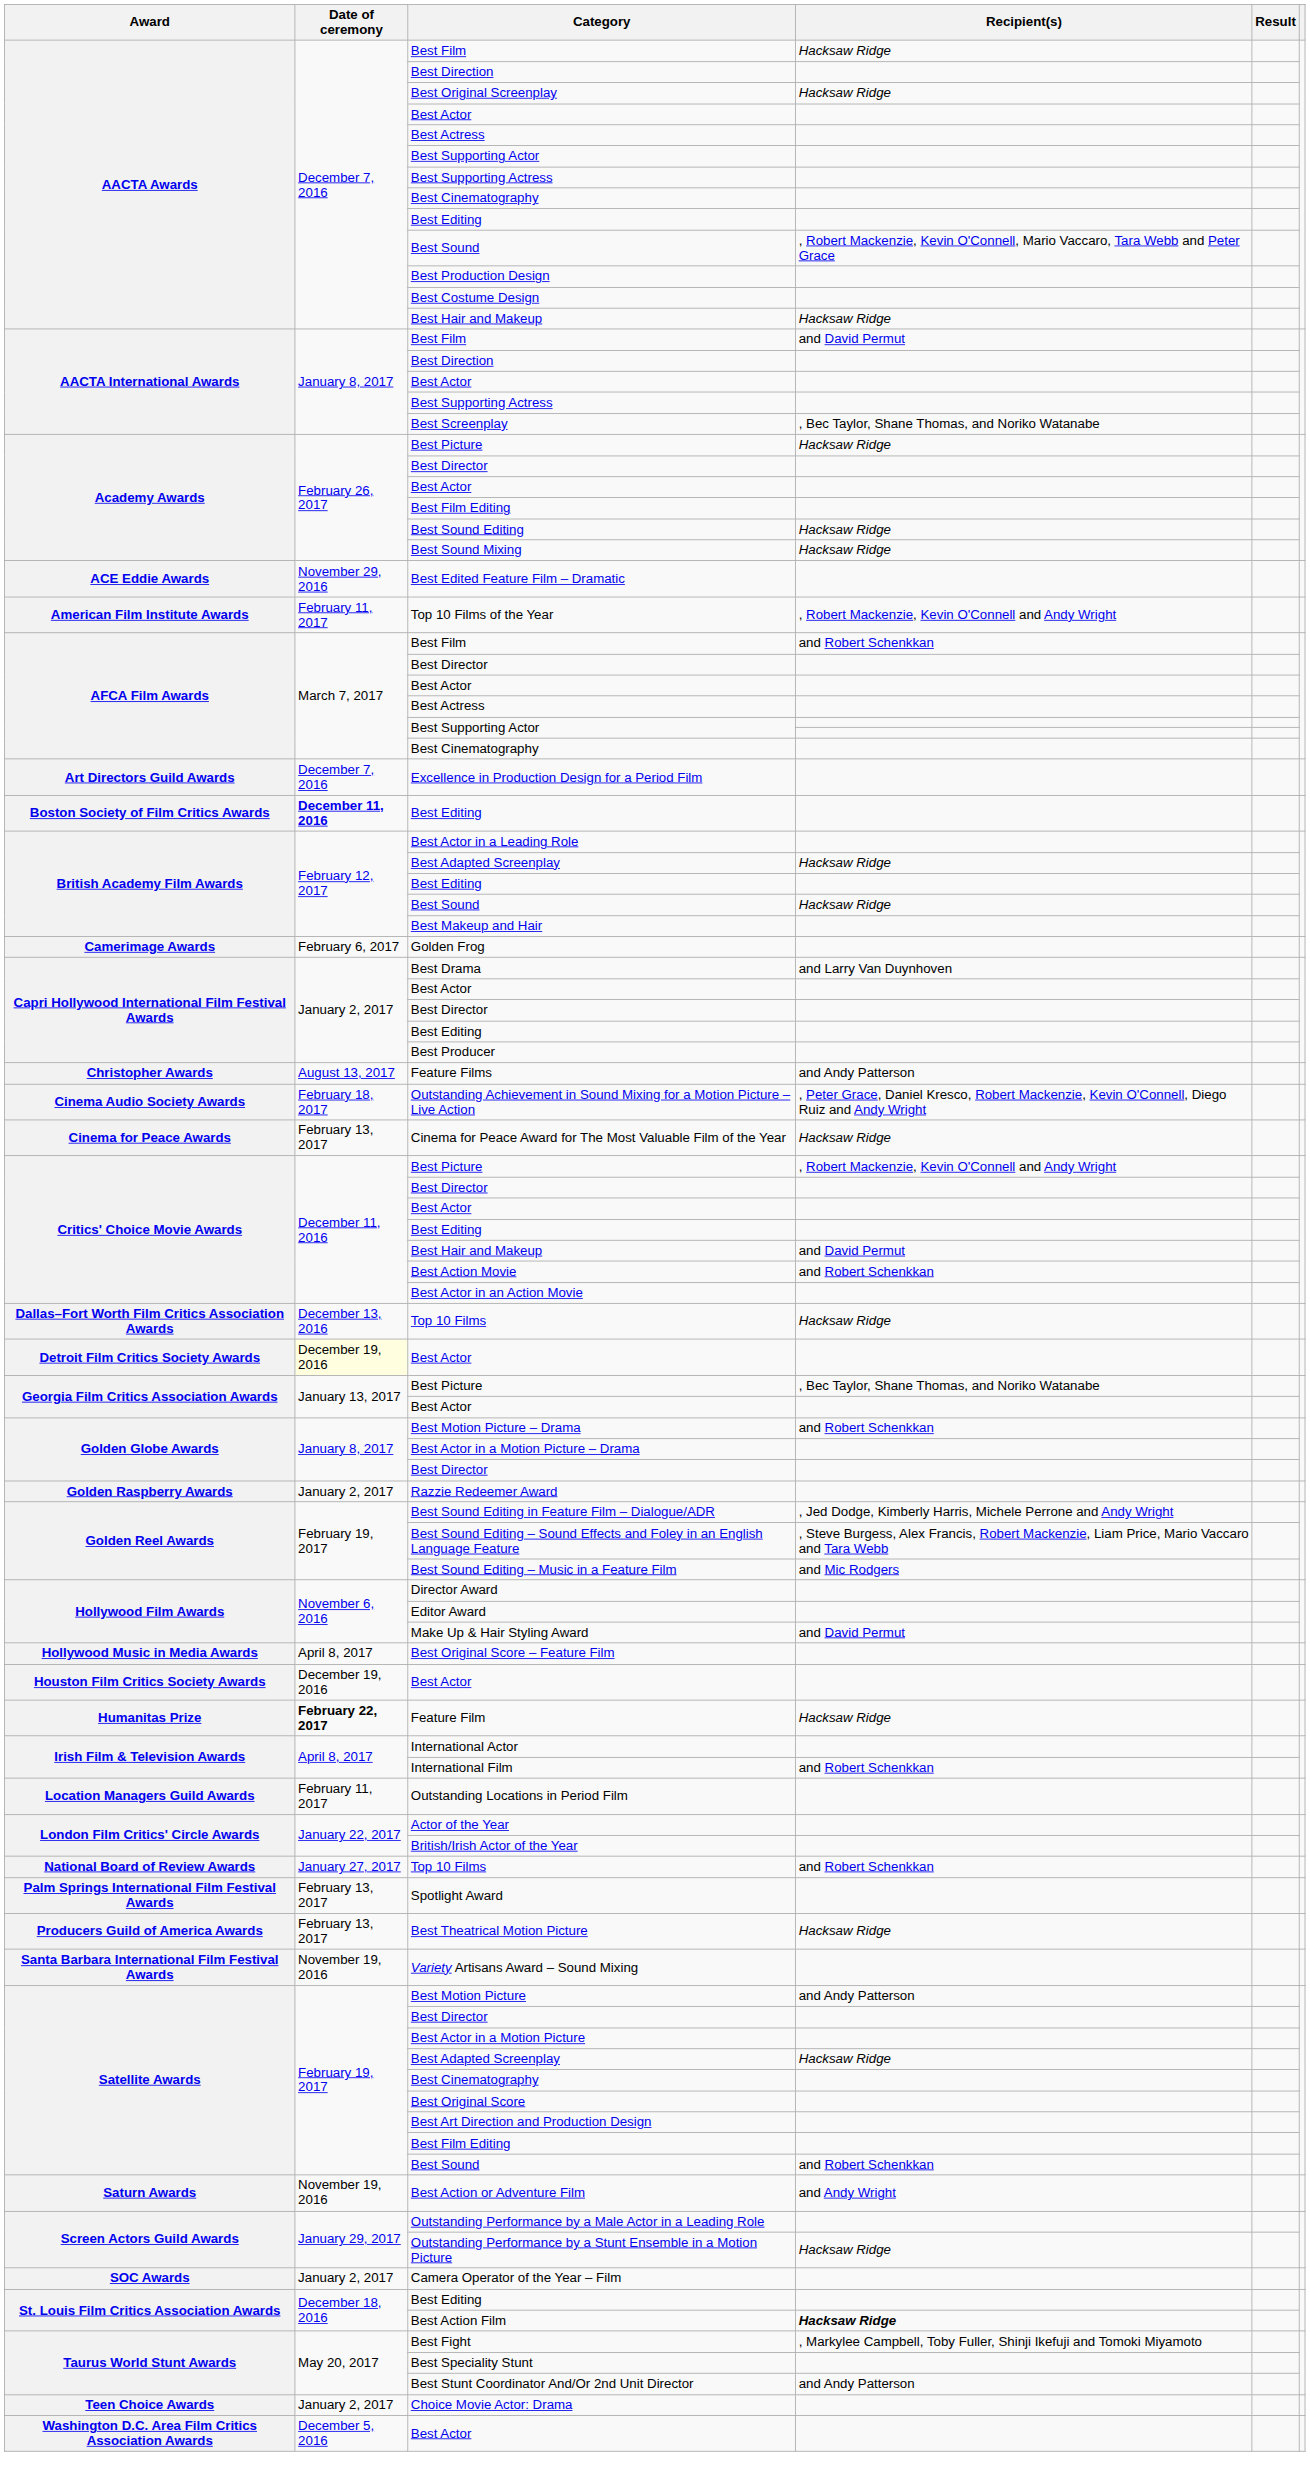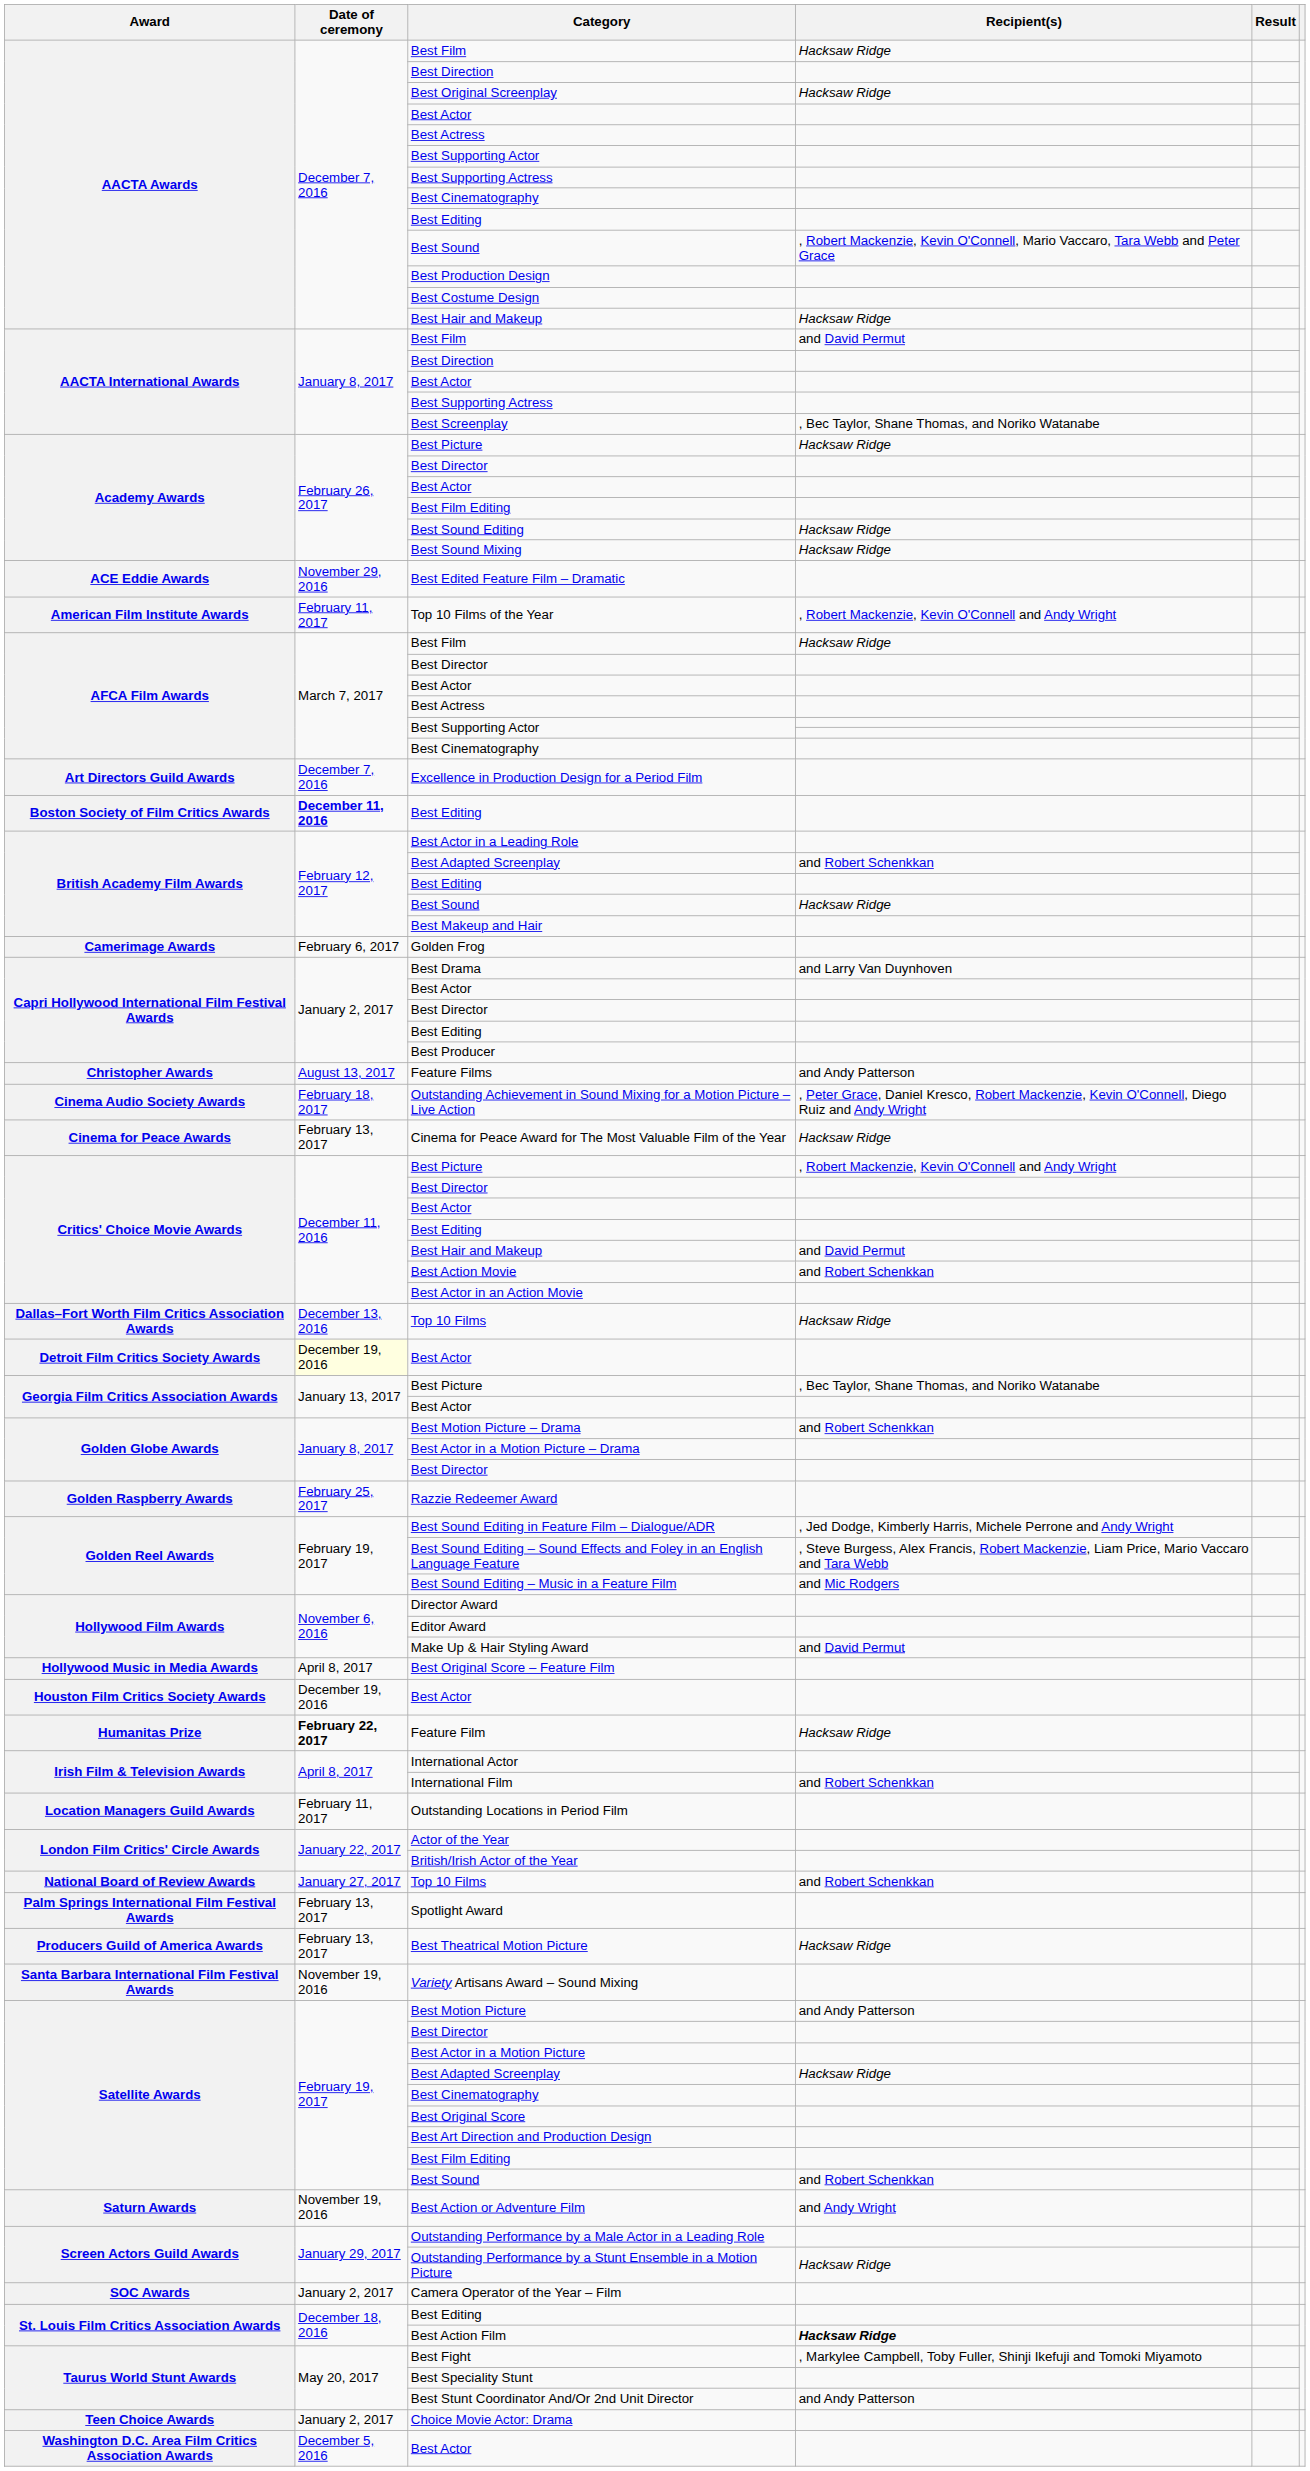(866, 643) and Robert Schenkkan -> (845, 643) Hacksaw Ridge
(845, 862) Hacksaw Ridge -> (866, 862) and Robert Schenkkan
(346, 1491) January 2, 2017 -> (336, 1498) February 25, 2017
